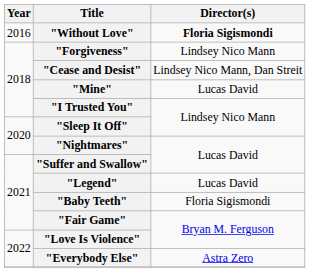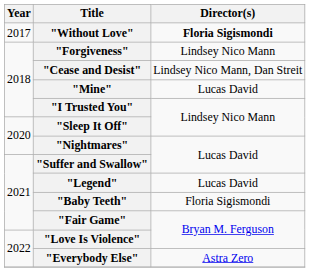(19, 32) 2016 -> (19, 32) 2017
